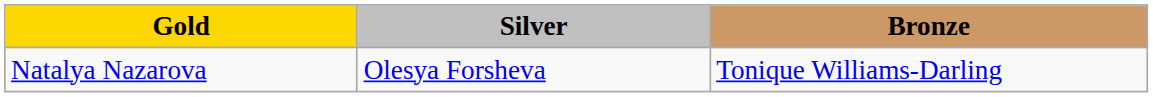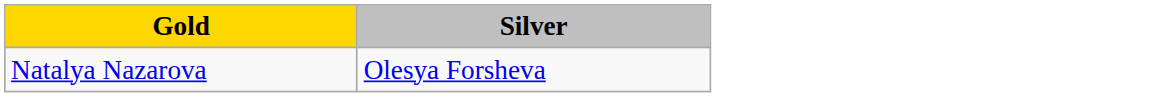- column: (929, 26)
